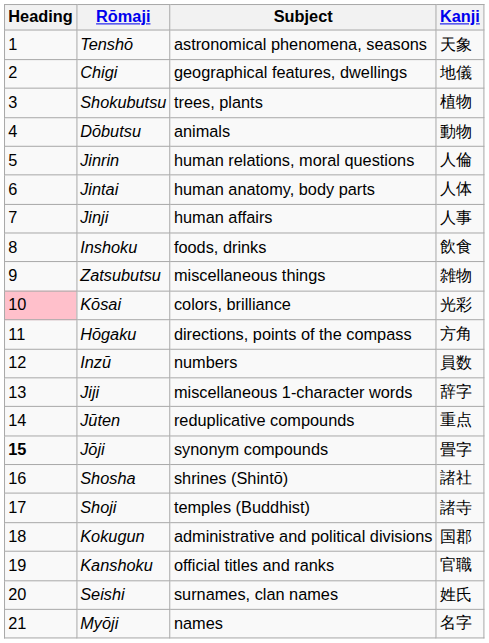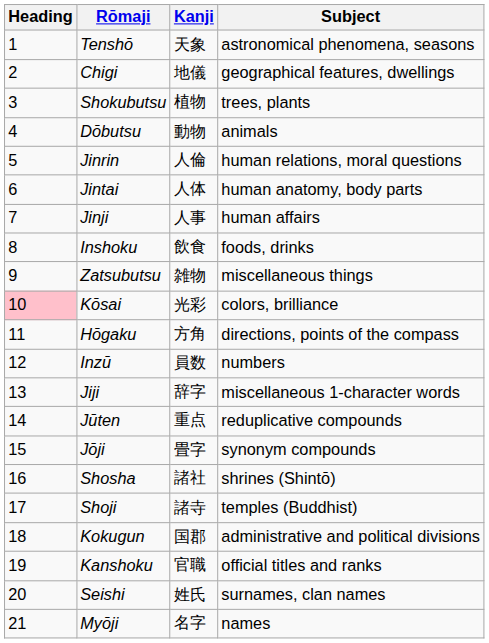columns swapped: (460, 17) <-> (303, 17)
(17, 450) bold -> (17, 450) normal
